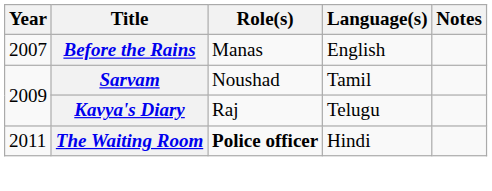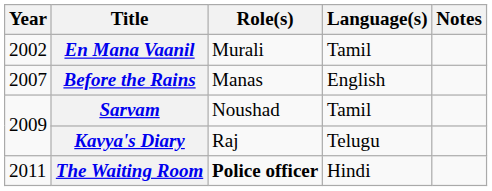+ row: (130, 49)
